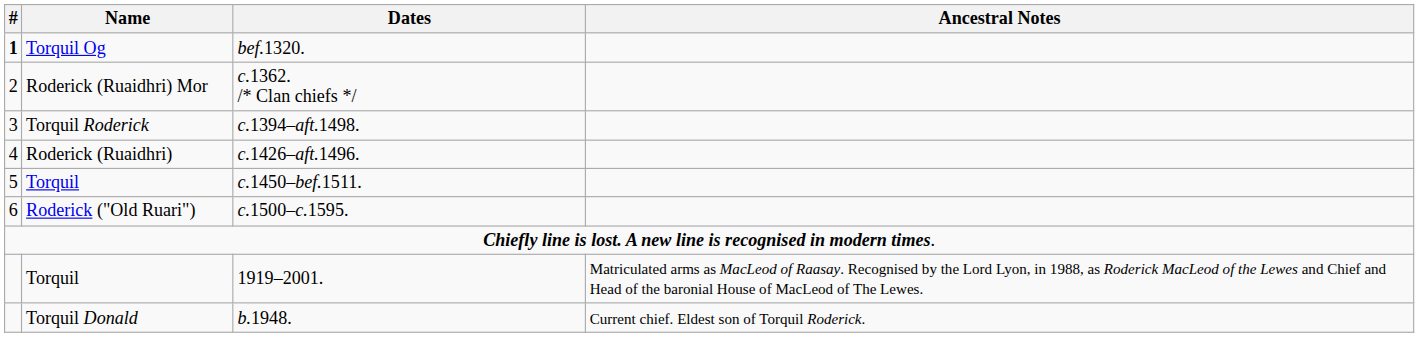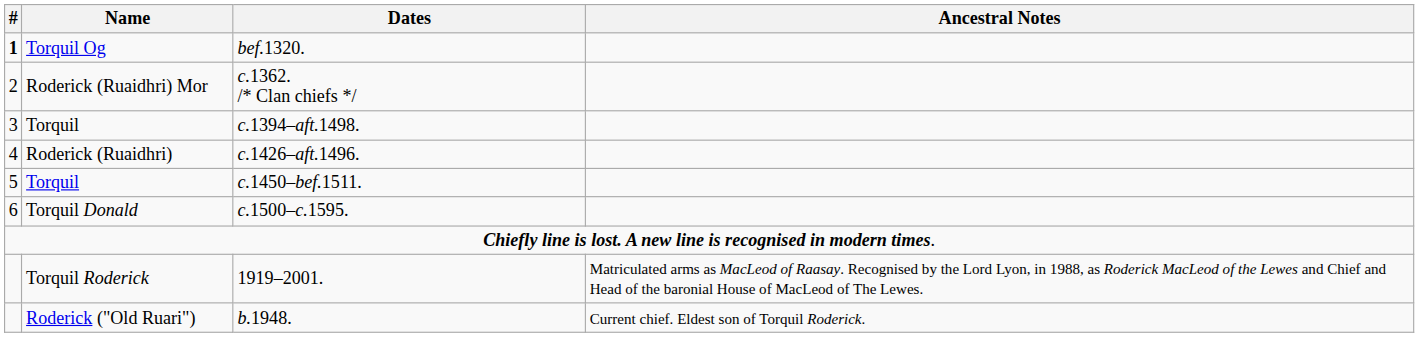(87, 125) Torquil Roderick -> (53, 125) Torquil
(111, 211) Roderick ("Old Ruari") -> (82, 211) Torquil Donald
(53, 278) Torquil -> (87, 278) Torquil Roderick
(82, 317) Torquil Donald -> (111, 317) Roderick ("Old Ruari")
